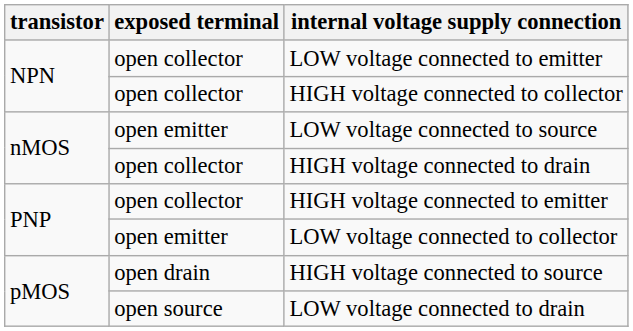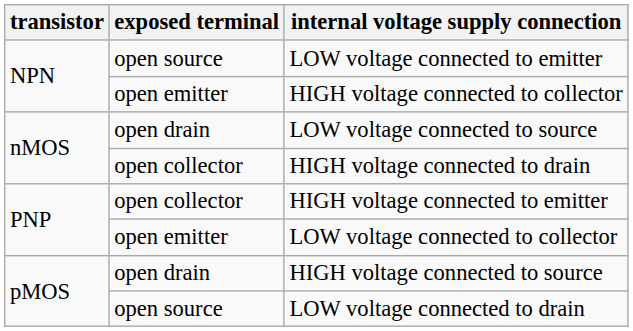(178, 58) open collector -> (168, 58) open source
(178, 93) open collector -> (171, 93) open emitter
(171, 129) open emitter -> (162, 129) open drain
